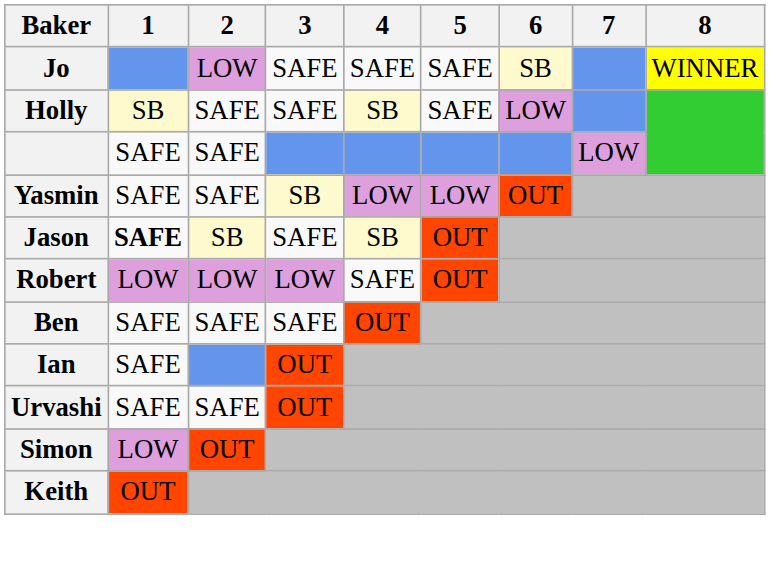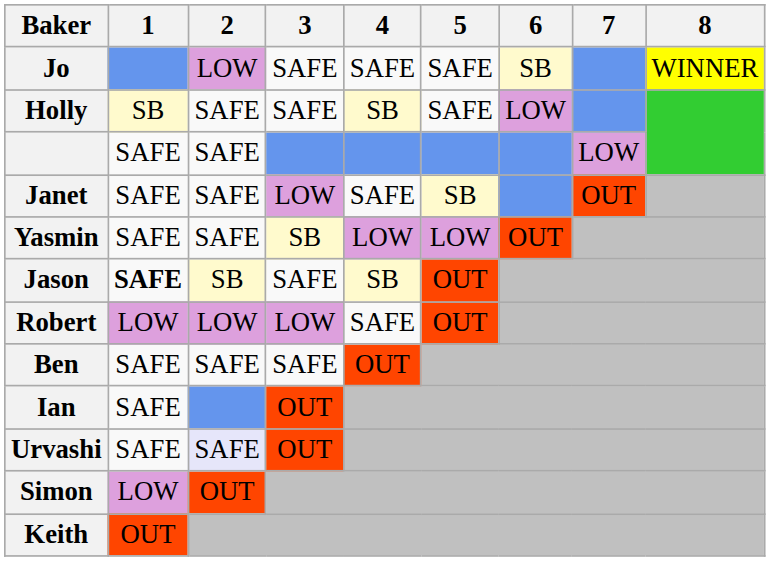+ row: (56, 195)
(227, 407) no background -> (227, 449) lavender background
